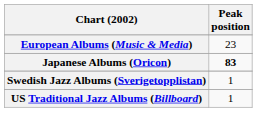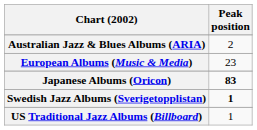+ row: (107, 44)
(231, 80) normal -> (231, 98) bold
